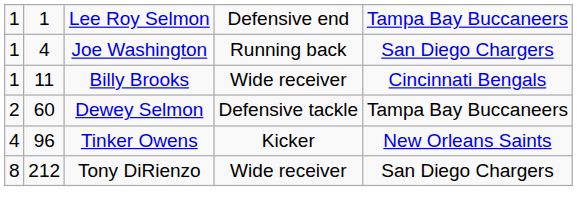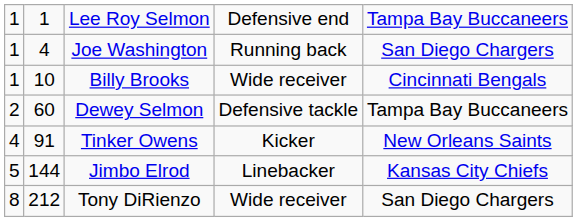(44, 79) 11 -> (44, 79) 10
(44, 140) 96 -> (44, 140) 91
+ row: (139, 170)
